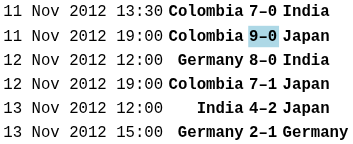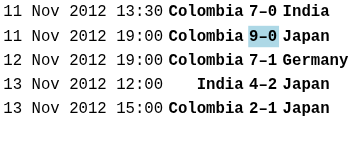- row: (83, 61)
(306, 85) Japan -> (316, 61) Germany
(211, 133) Germany -> (206, 109) Colombia
(316, 133) Germany -> (306, 109) Japan
